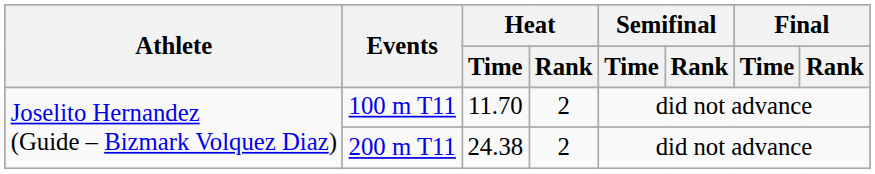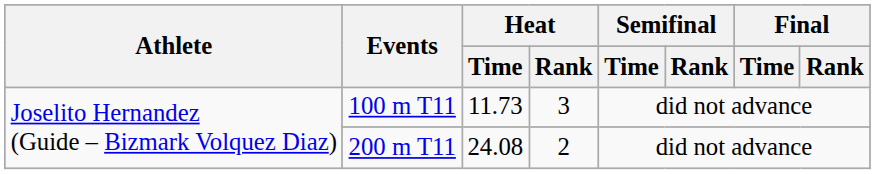(495, 107) 11.70 -> (495, 107) 11.73
(564, 107) 2 -> (564, 107) 3
(495, 147) 24.38 -> (495, 147) 24.08
